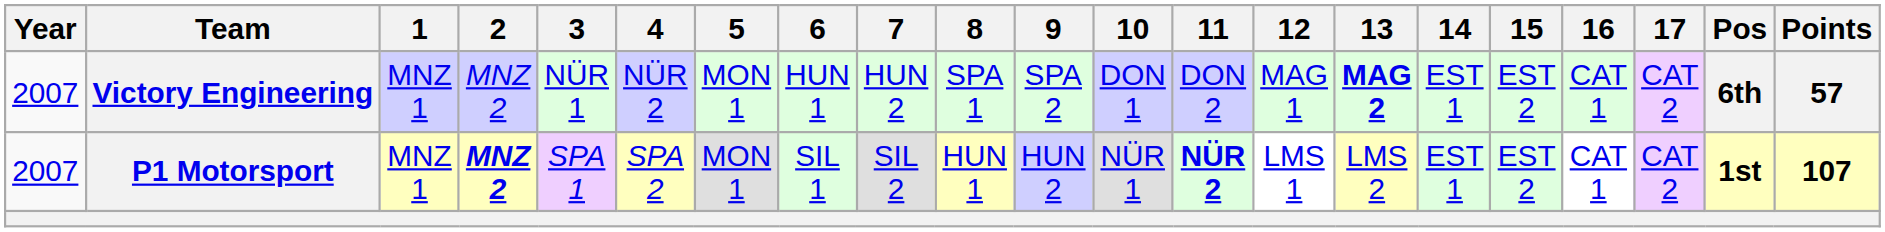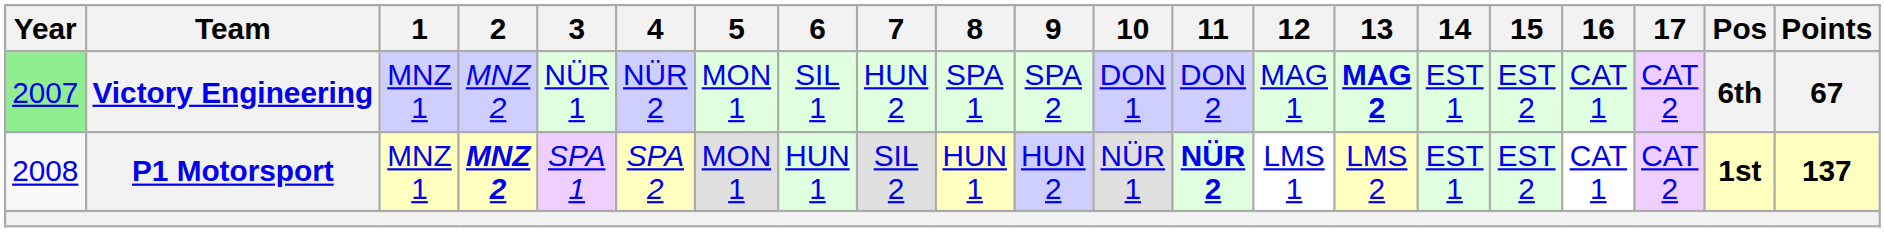(45, 92) no background -> (45, 92) lightgreen background
(817, 92) HUN 1 -> (817, 92) SIL 1
(1827, 92) 57 -> (1827, 92) 67
(45, 171) 2007 -> (45, 171) 2008
(817, 171) SIL 1 -> (817, 171) HUN 1
(1827, 171) 107 -> (1827, 171) 137
